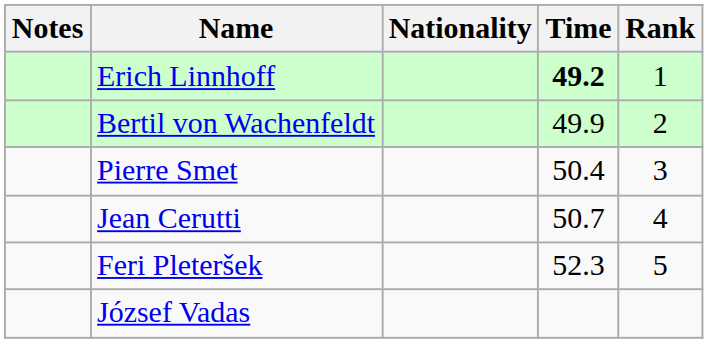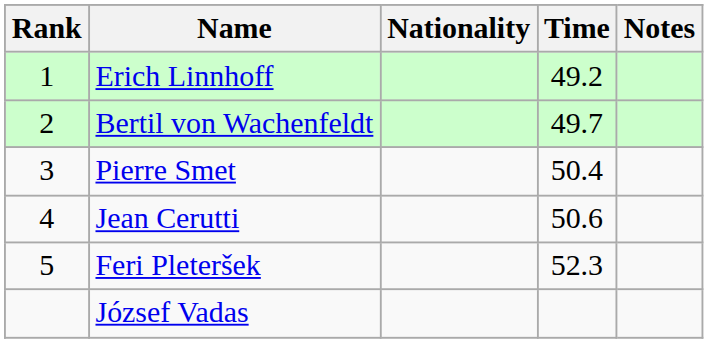columns swapped: (660, 28) <-> (48, 28)
(578, 75) bold -> (577, 75) normal
(578, 123) 49.9 -> (577, 123) 49.7
(578, 218) 50.7 -> (577, 218) 50.6
